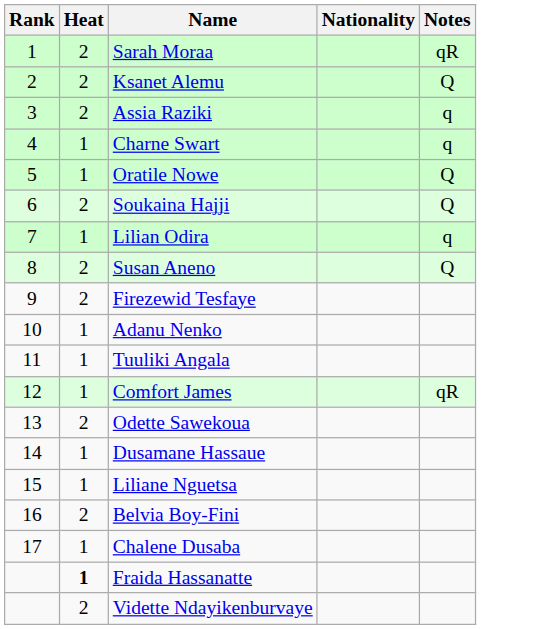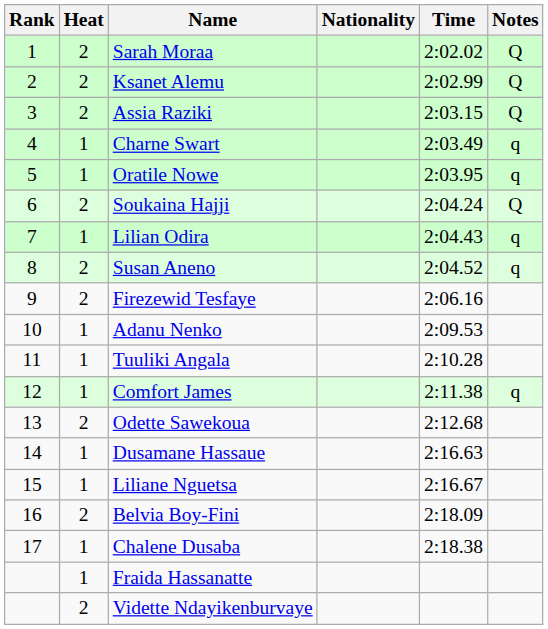+ column: (454, 19)
(447, 50) qR -> (515, 50) Q
(447, 112) q -> (515, 112) Q
(447, 174) Q -> (515, 174) q
(447, 267) Q -> (515, 267) q
(447, 391) qR -> (515, 391) q
(84, 577) bold -> (84, 577) normal
